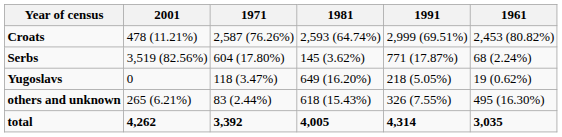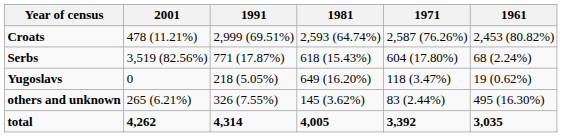columns swapped: (427, 15) <-> (254, 15)
(332, 57) 145 (3.62%) -> (336, 57) 618 (15.43%)
(336, 100) 618 (15.43%) -> (332, 100) 145 (3.62%)
